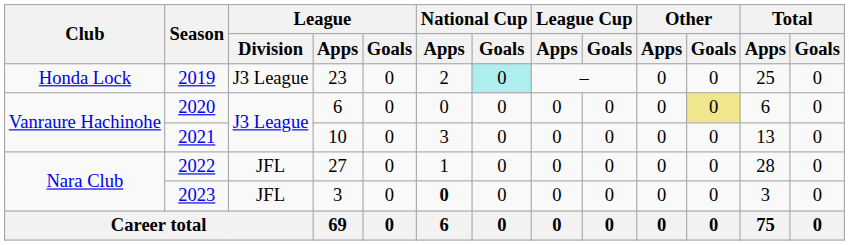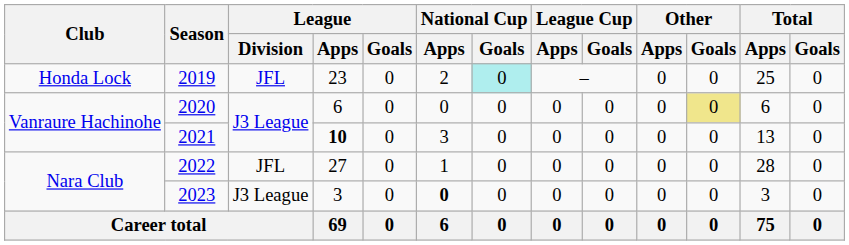(271, 78) J3 League -> (271, 78) JFL
(338, 136) normal -> (338, 136) bold
(271, 195) JFL -> (271, 195) J3 League
